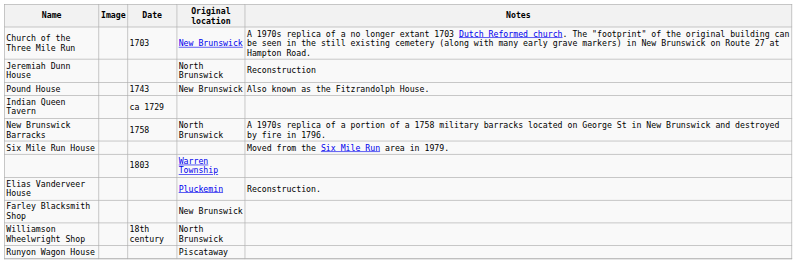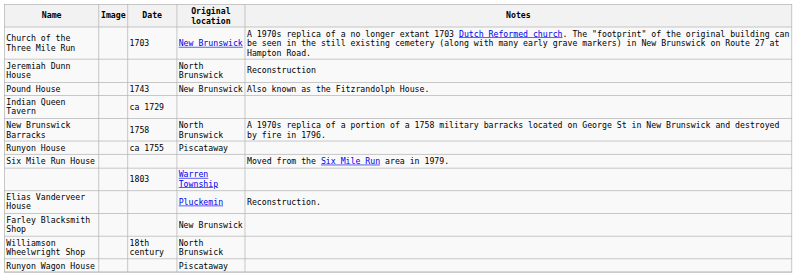+ row: (36, 148)
